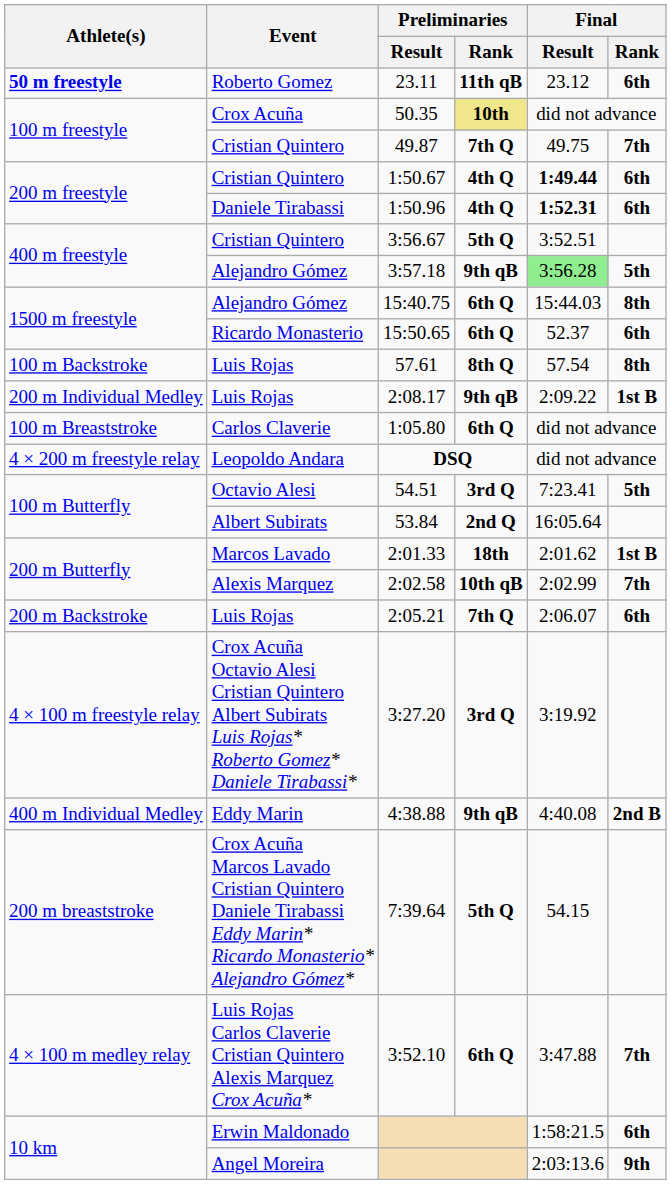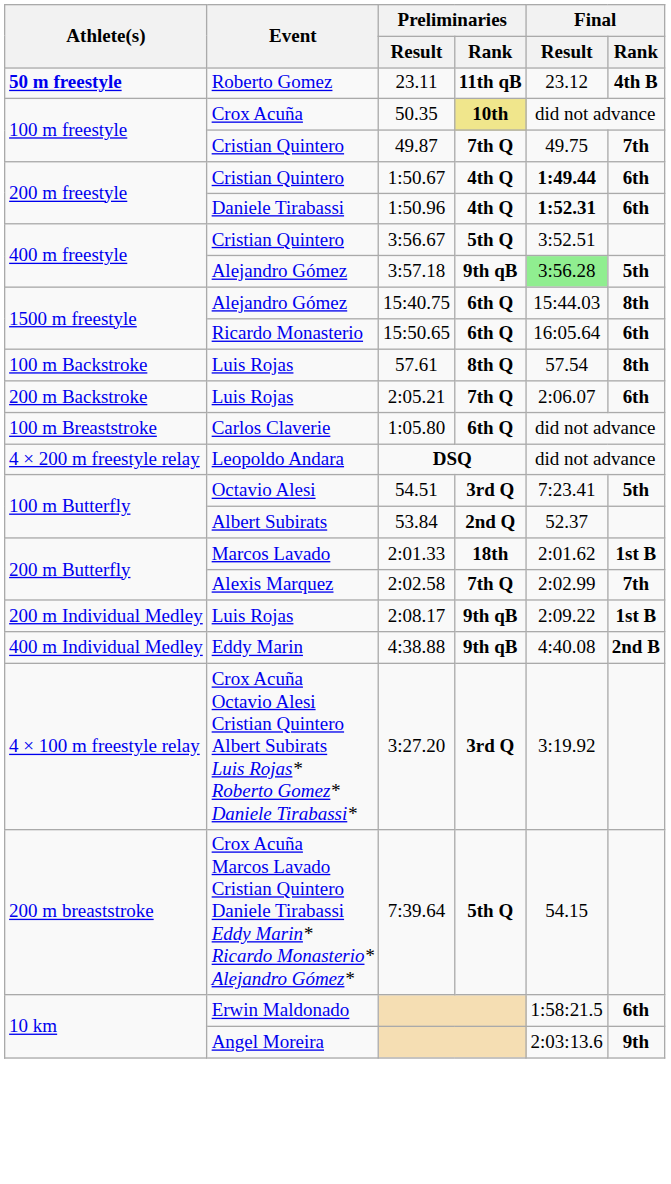(637, 83) 6th -> (636, 83) 4th B
(568, 334) 52.37 -> (567, 334) 16:05.64
rows swapped: (253, 616) <-> (253, 396)
(568, 522) 16:05.64 -> (567, 522) 52.37
(491, 584) 10th qB -> (490, 584) 7th Q
rows swapped: (257, 813) <-> (284, 714)
- row: (278, 1055)
